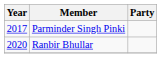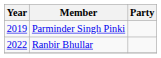(17, 28) 2017 -> (17, 28) 2019
(17, 45) 2020 -> (17, 45) 2022
